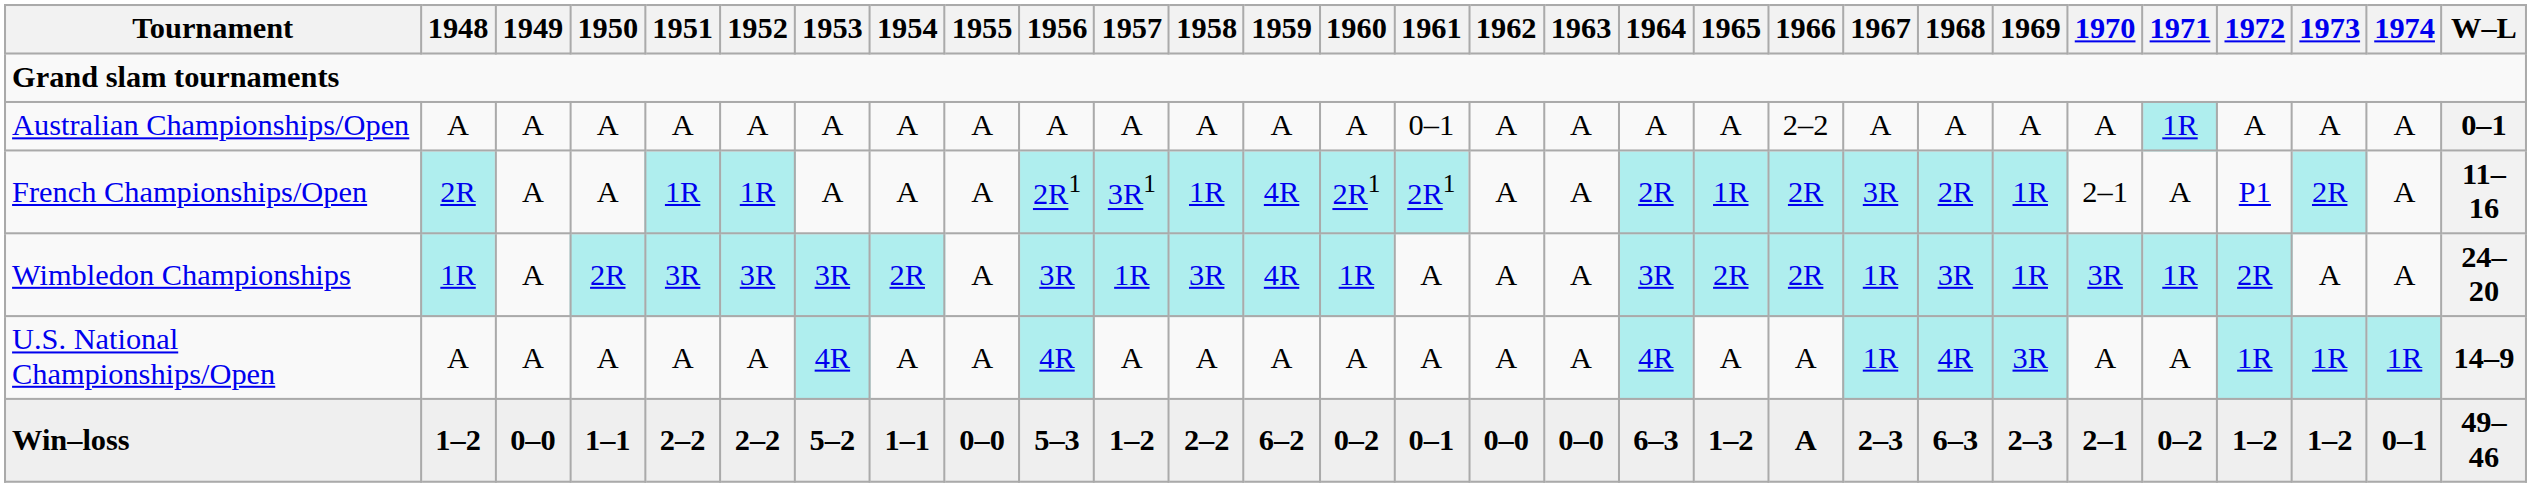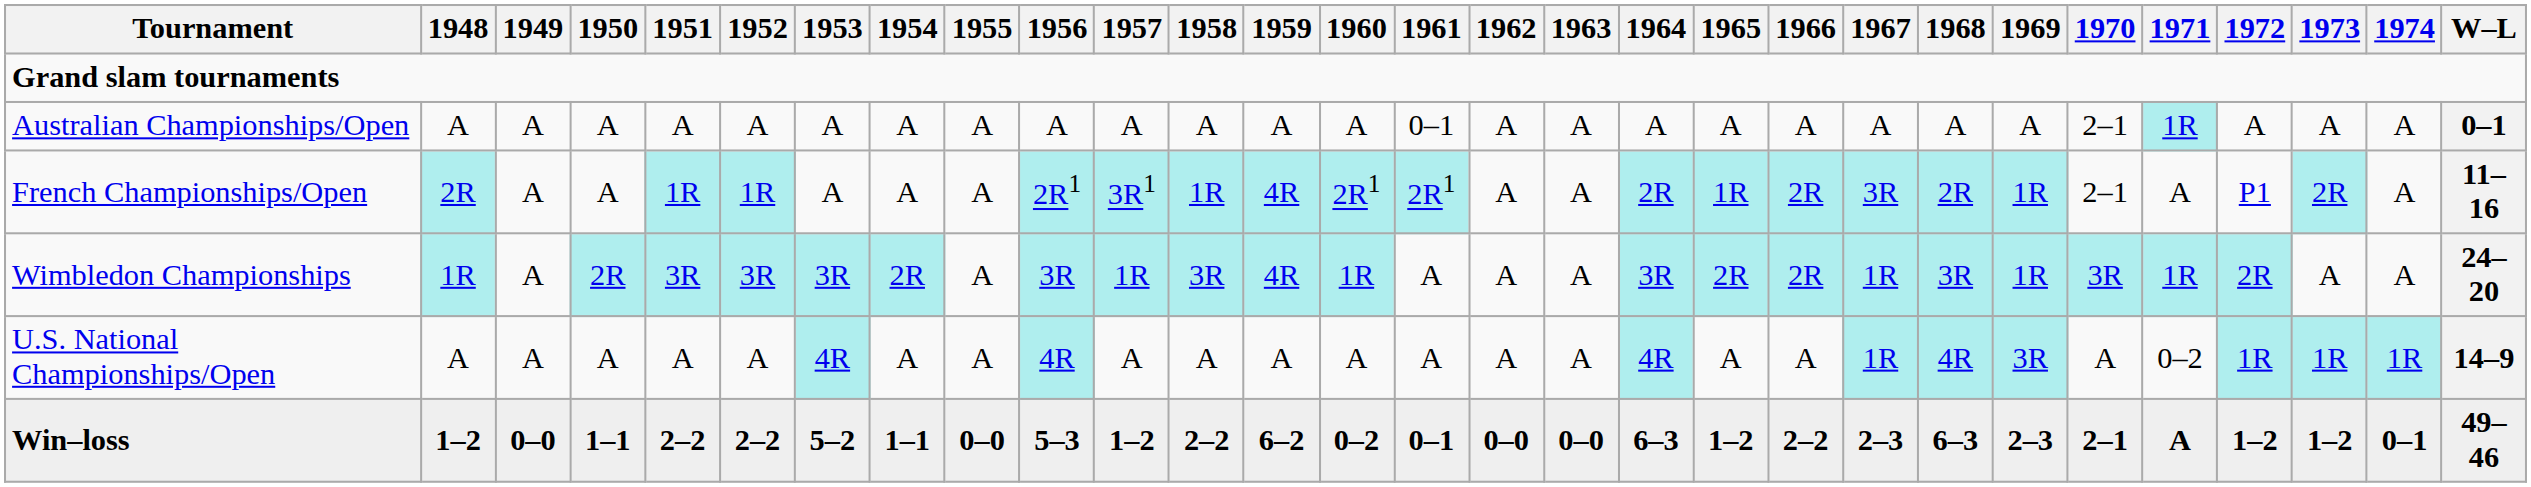(1806, 125) 2–2 -> (1806, 125) A
(2105, 125) A -> (2105, 125) 2–1
(2180, 357) A -> (2180, 357) 0–2
(1806, 439) A -> (1806, 439) 2–2
(2180, 439) 0–2 -> (2180, 439) A
